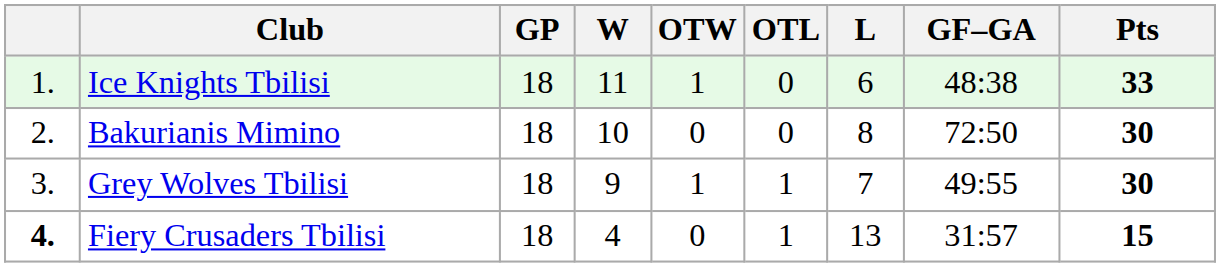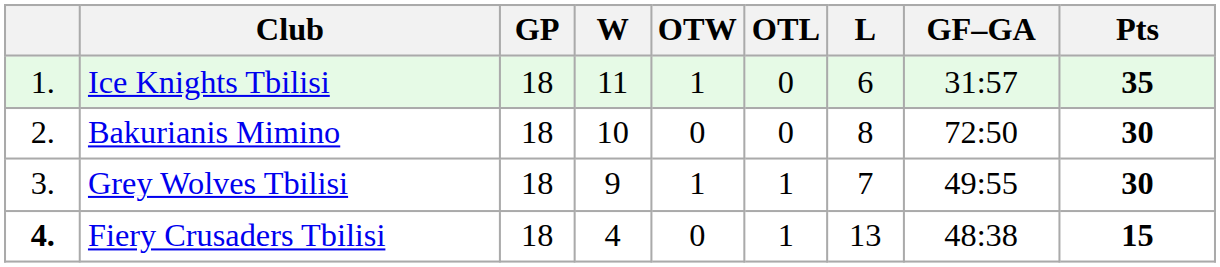(981, 81) 48:38 -> (981, 81) 31:57
(1137, 81) 33 -> (1137, 81) 35
(981, 235) 31:57 -> (981, 235) 48:38
